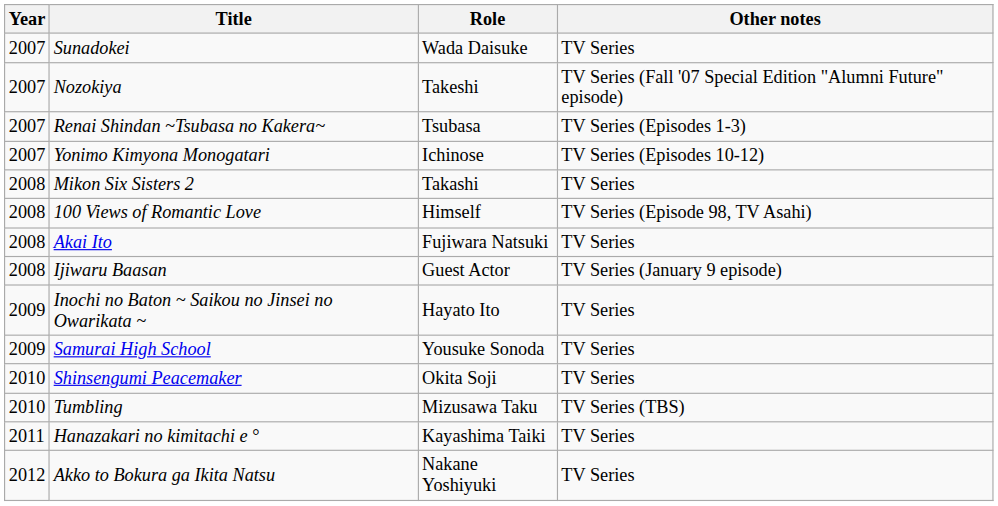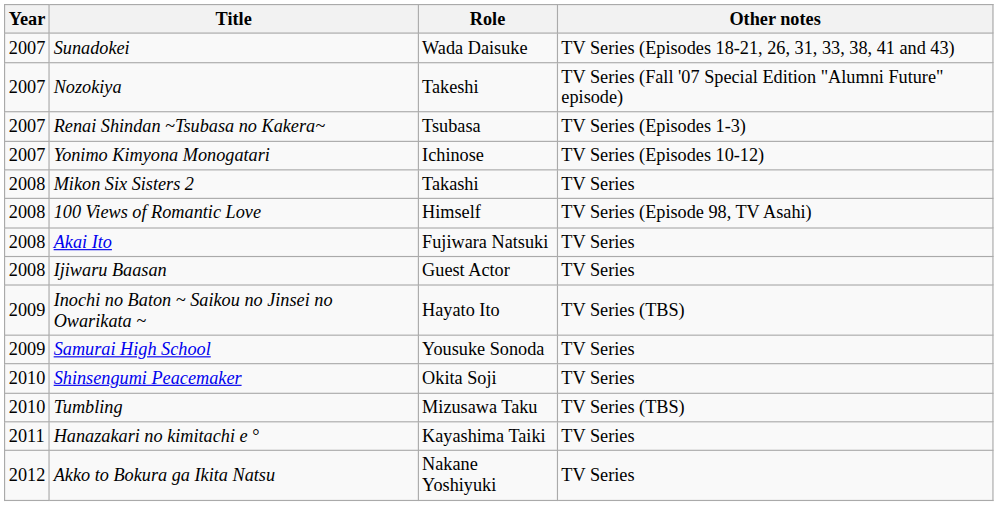(598, 47) TV Series -> (758, 47) TV Series (Episodes 18-21, 26, 31, 33, 38, 41 and 43)
(672, 270) TV Series (January 9 episode) -> (598, 270) TV Series
(598, 310) TV Series -> (623, 310) TV Series (TBS)
